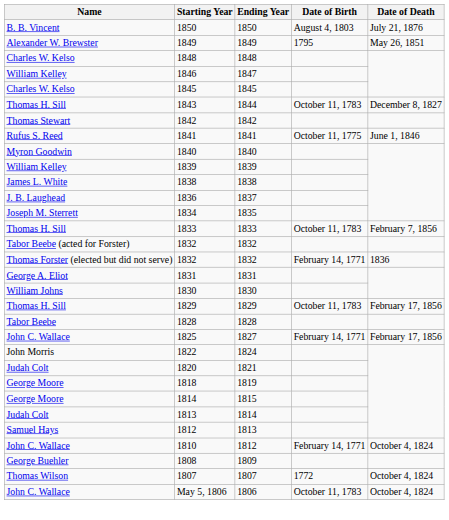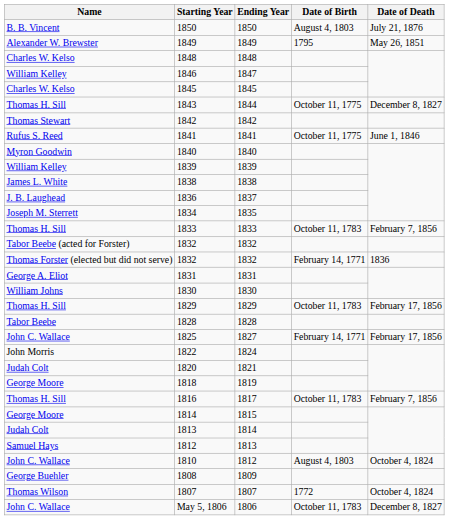(327, 105) October 11, 1783 -> (327, 105) October 11, 1775
+ row: (36, 399)
(330, 445) February 14, 1771 -> (324, 461) August 4, 1803
(402, 492) October 4, 1824 -> (406, 507) December 8, 1827
